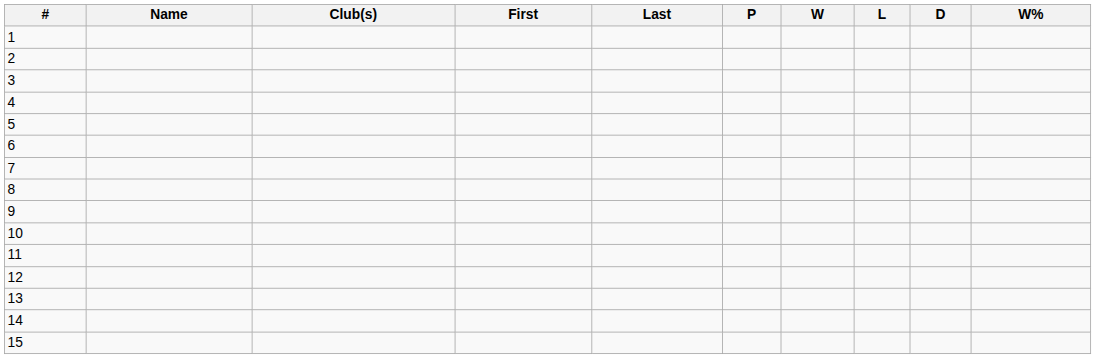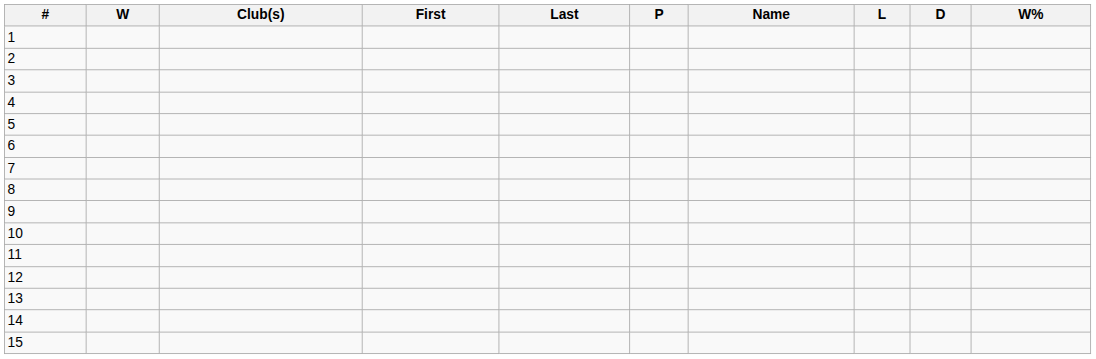columns swapped: (169, 15) <-> (817, 15)
